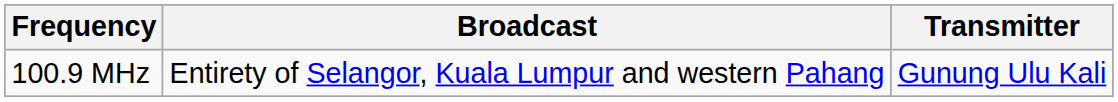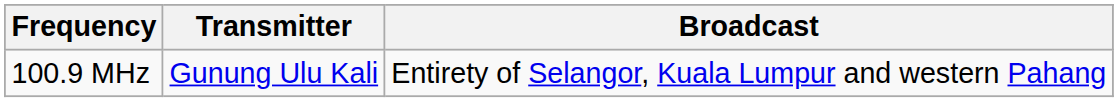columns swapped: (527, 27) <-> (1002, 27)
